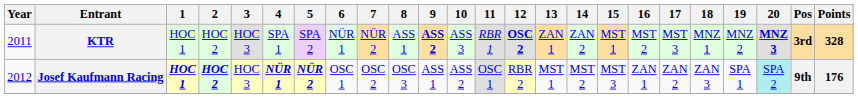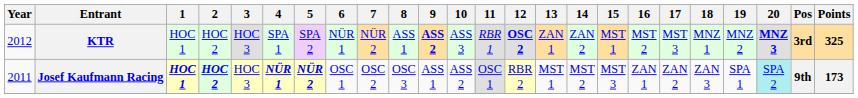(20, 41) 2011 -> (20, 41) 2012
(834, 41) 328 -> (834, 41) 325
(20, 76) 2012 -> (20, 76) 2011
(834, 76) 176 -> (834, 76) 173
